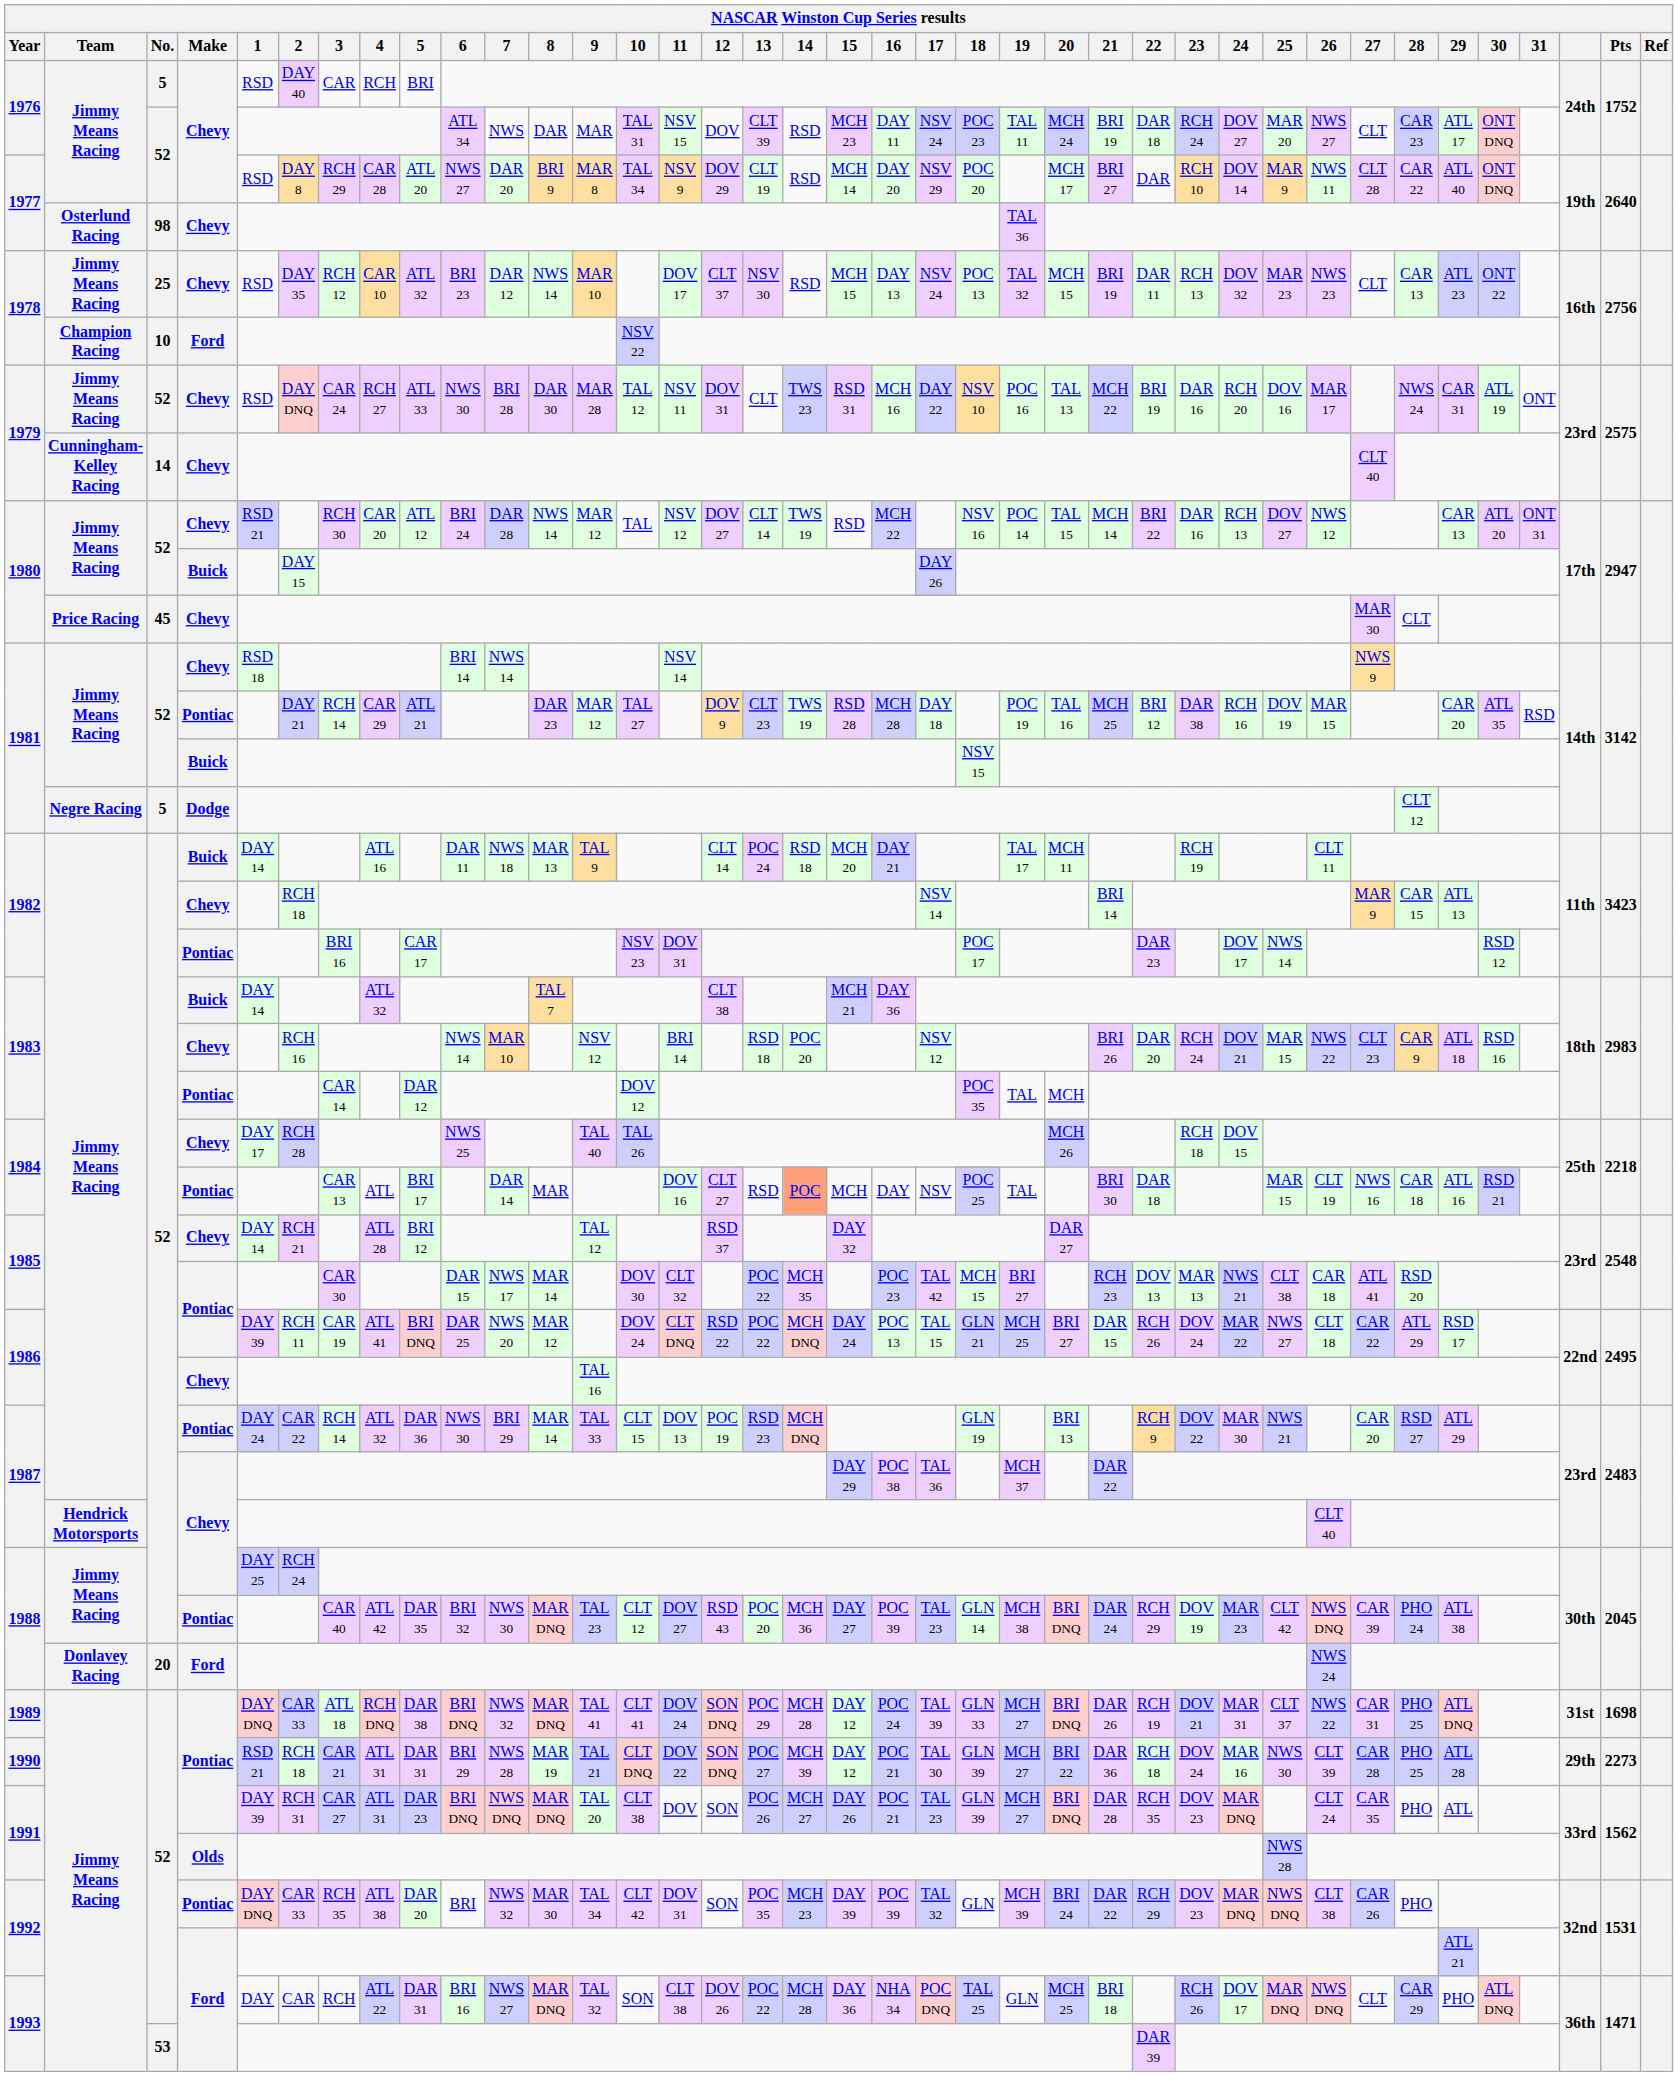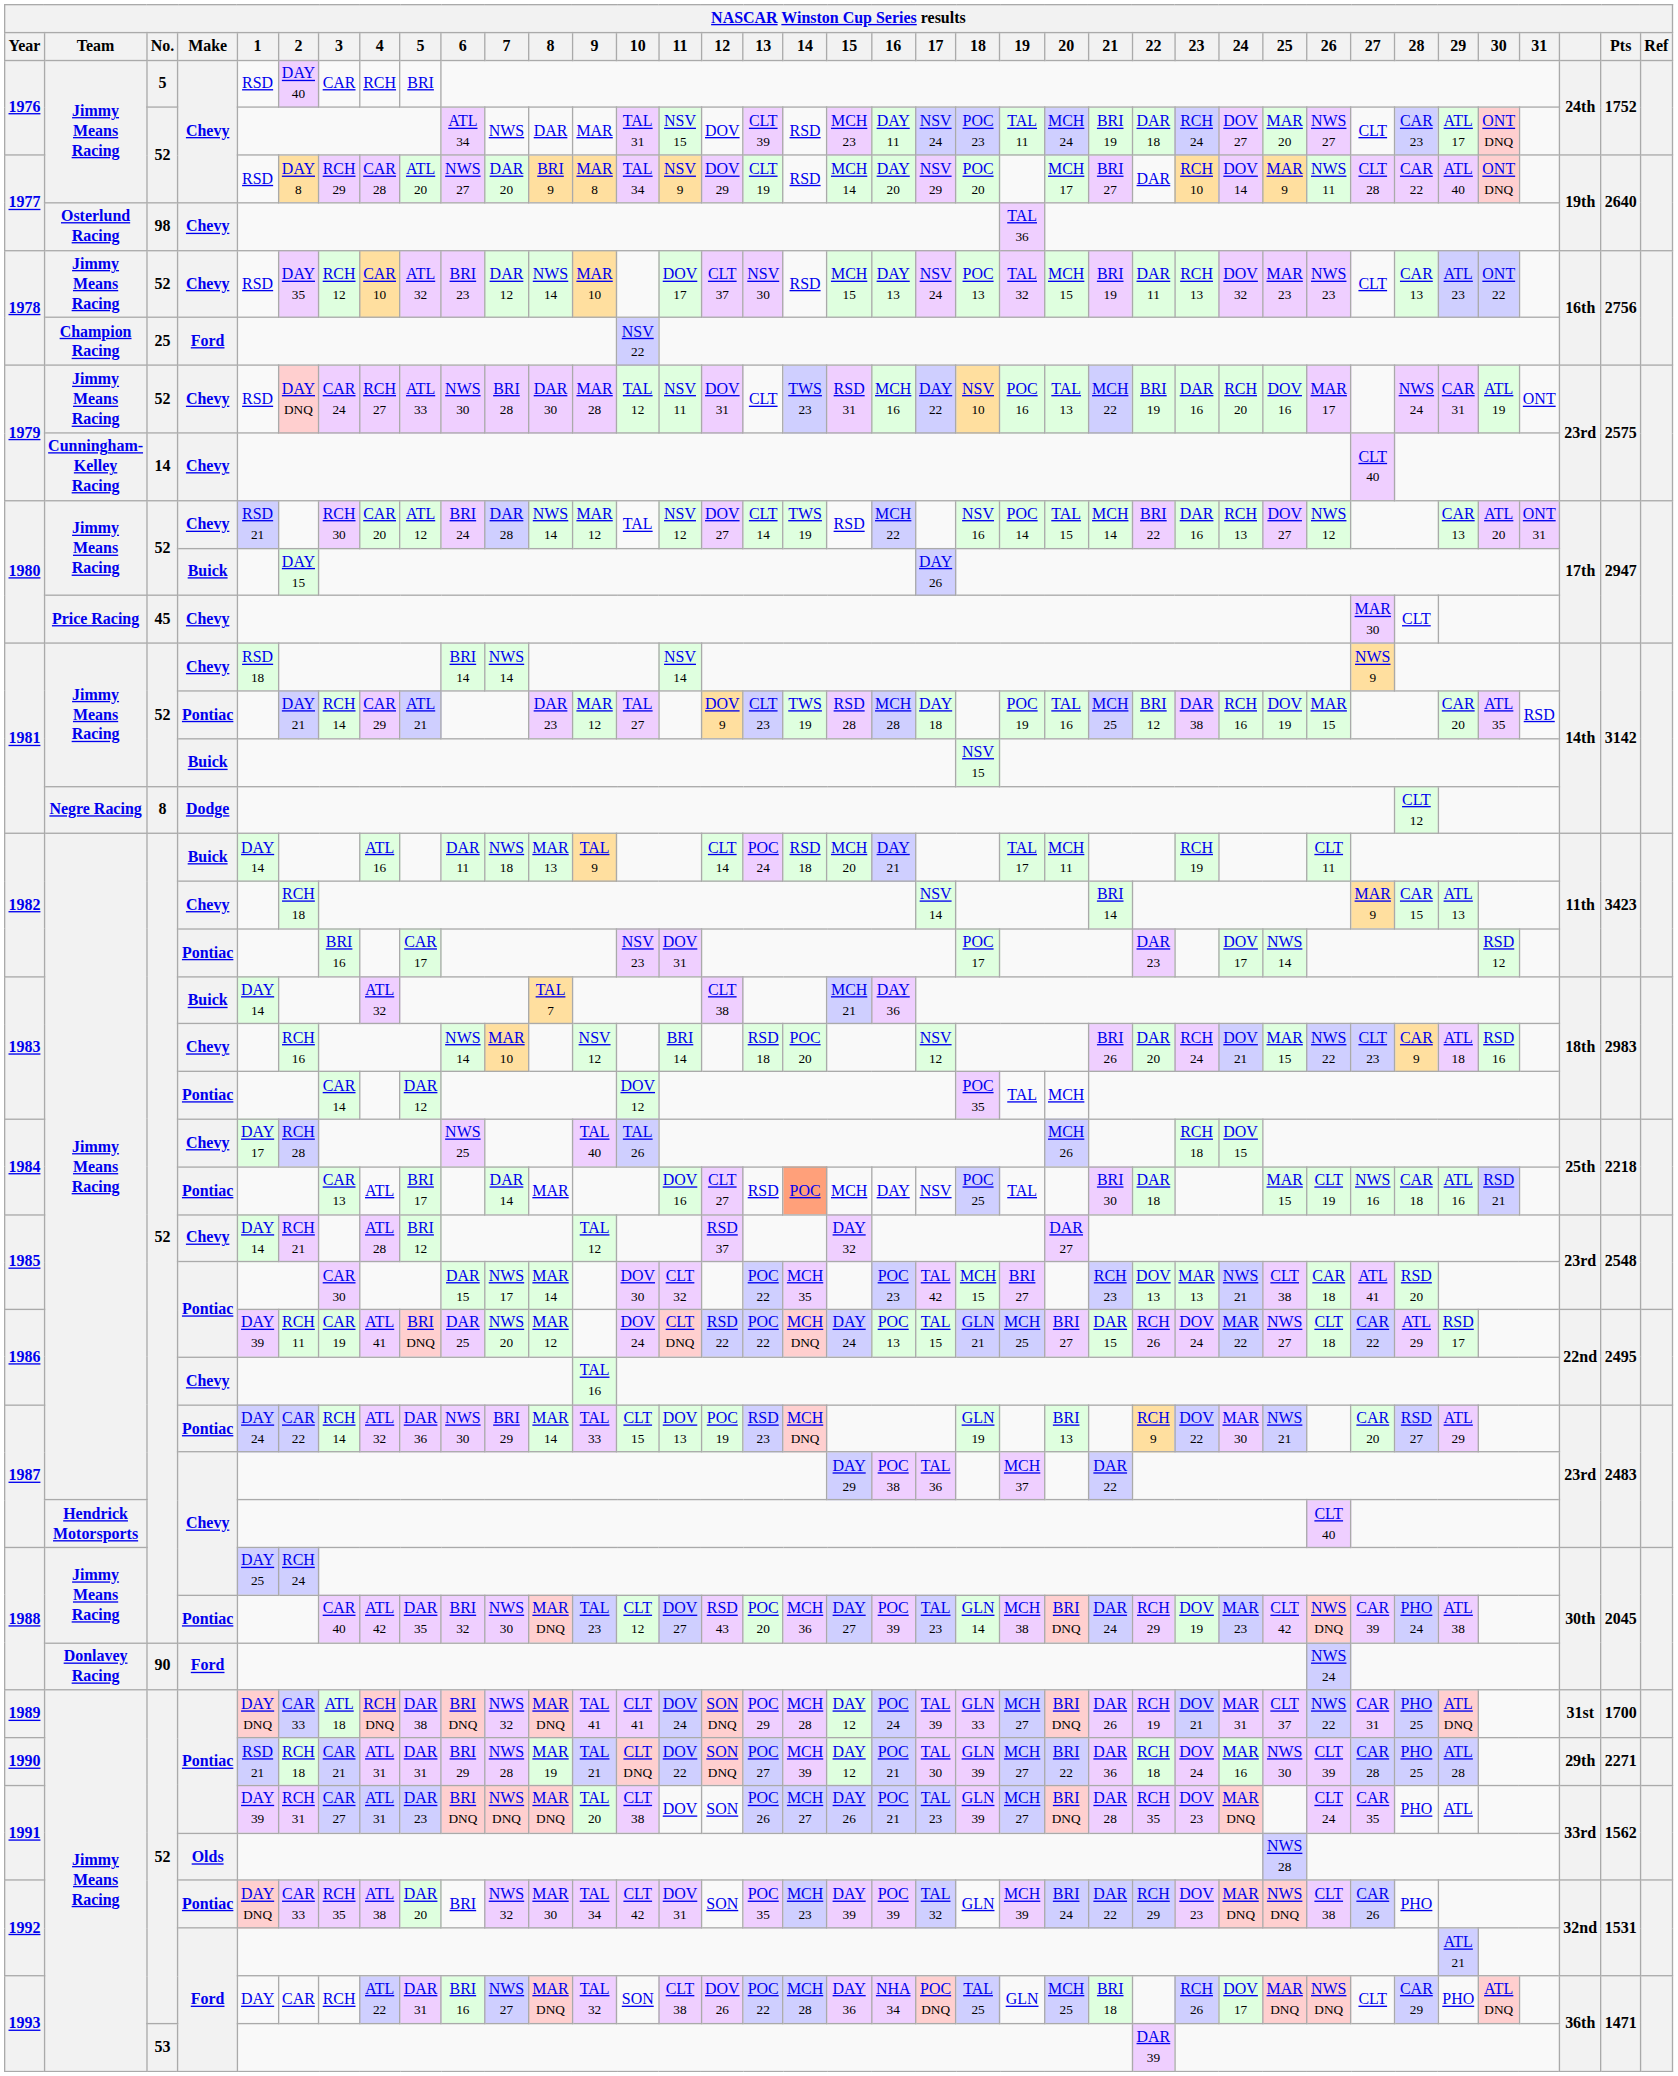(162, 283) 25 -> (162, 283) 52
(162, 341) 10 -> (162, 341) 25
(162, 809) 5 -> (162, 809) 8
(162, 1666) 20 -> (162, 1666) 90
(1621, 1713) 1698 -> (1621, 1713) 1700
(1621, 1761) 2273 -> (1621, 1761) 2271
